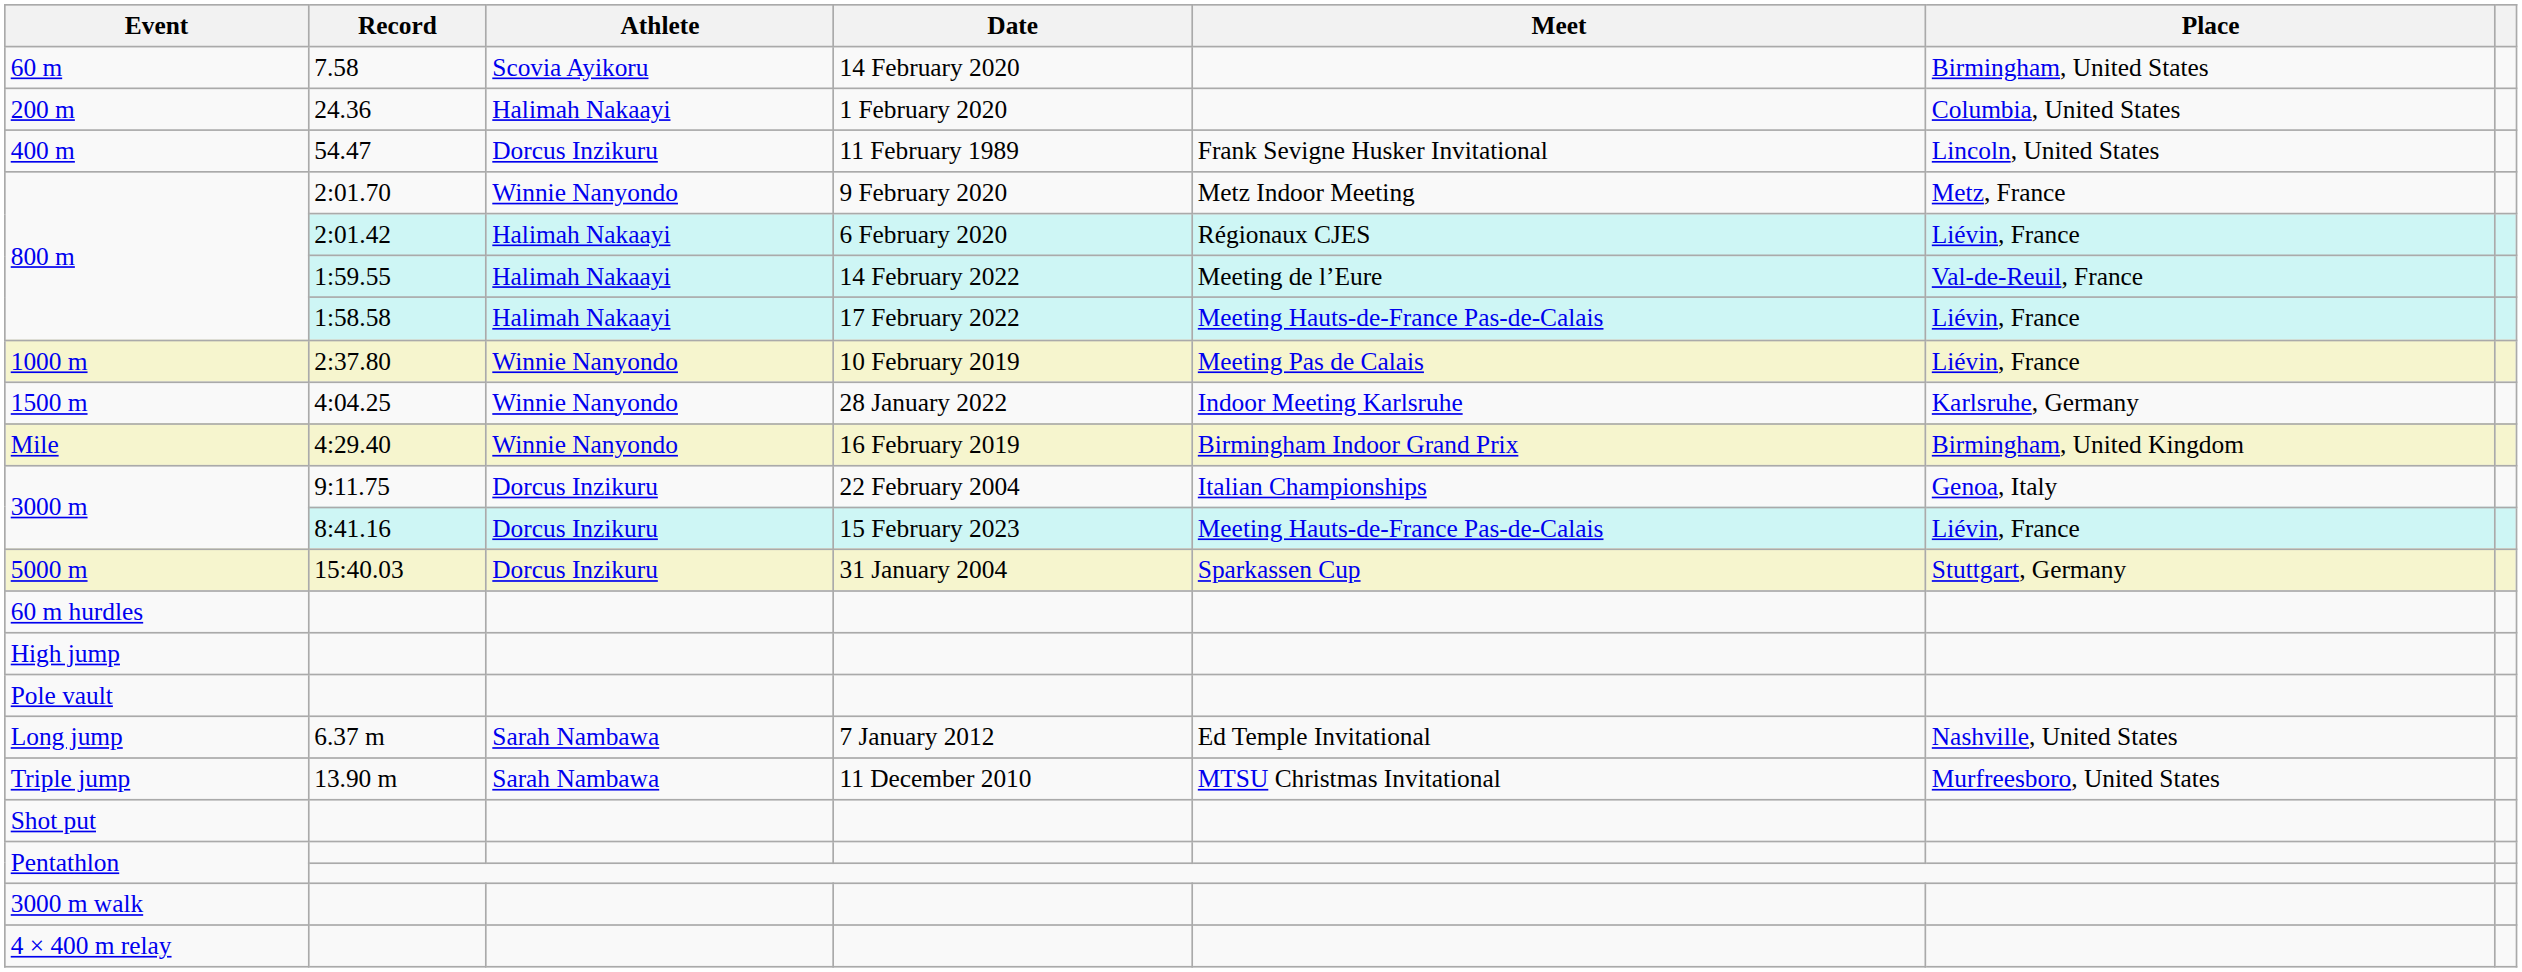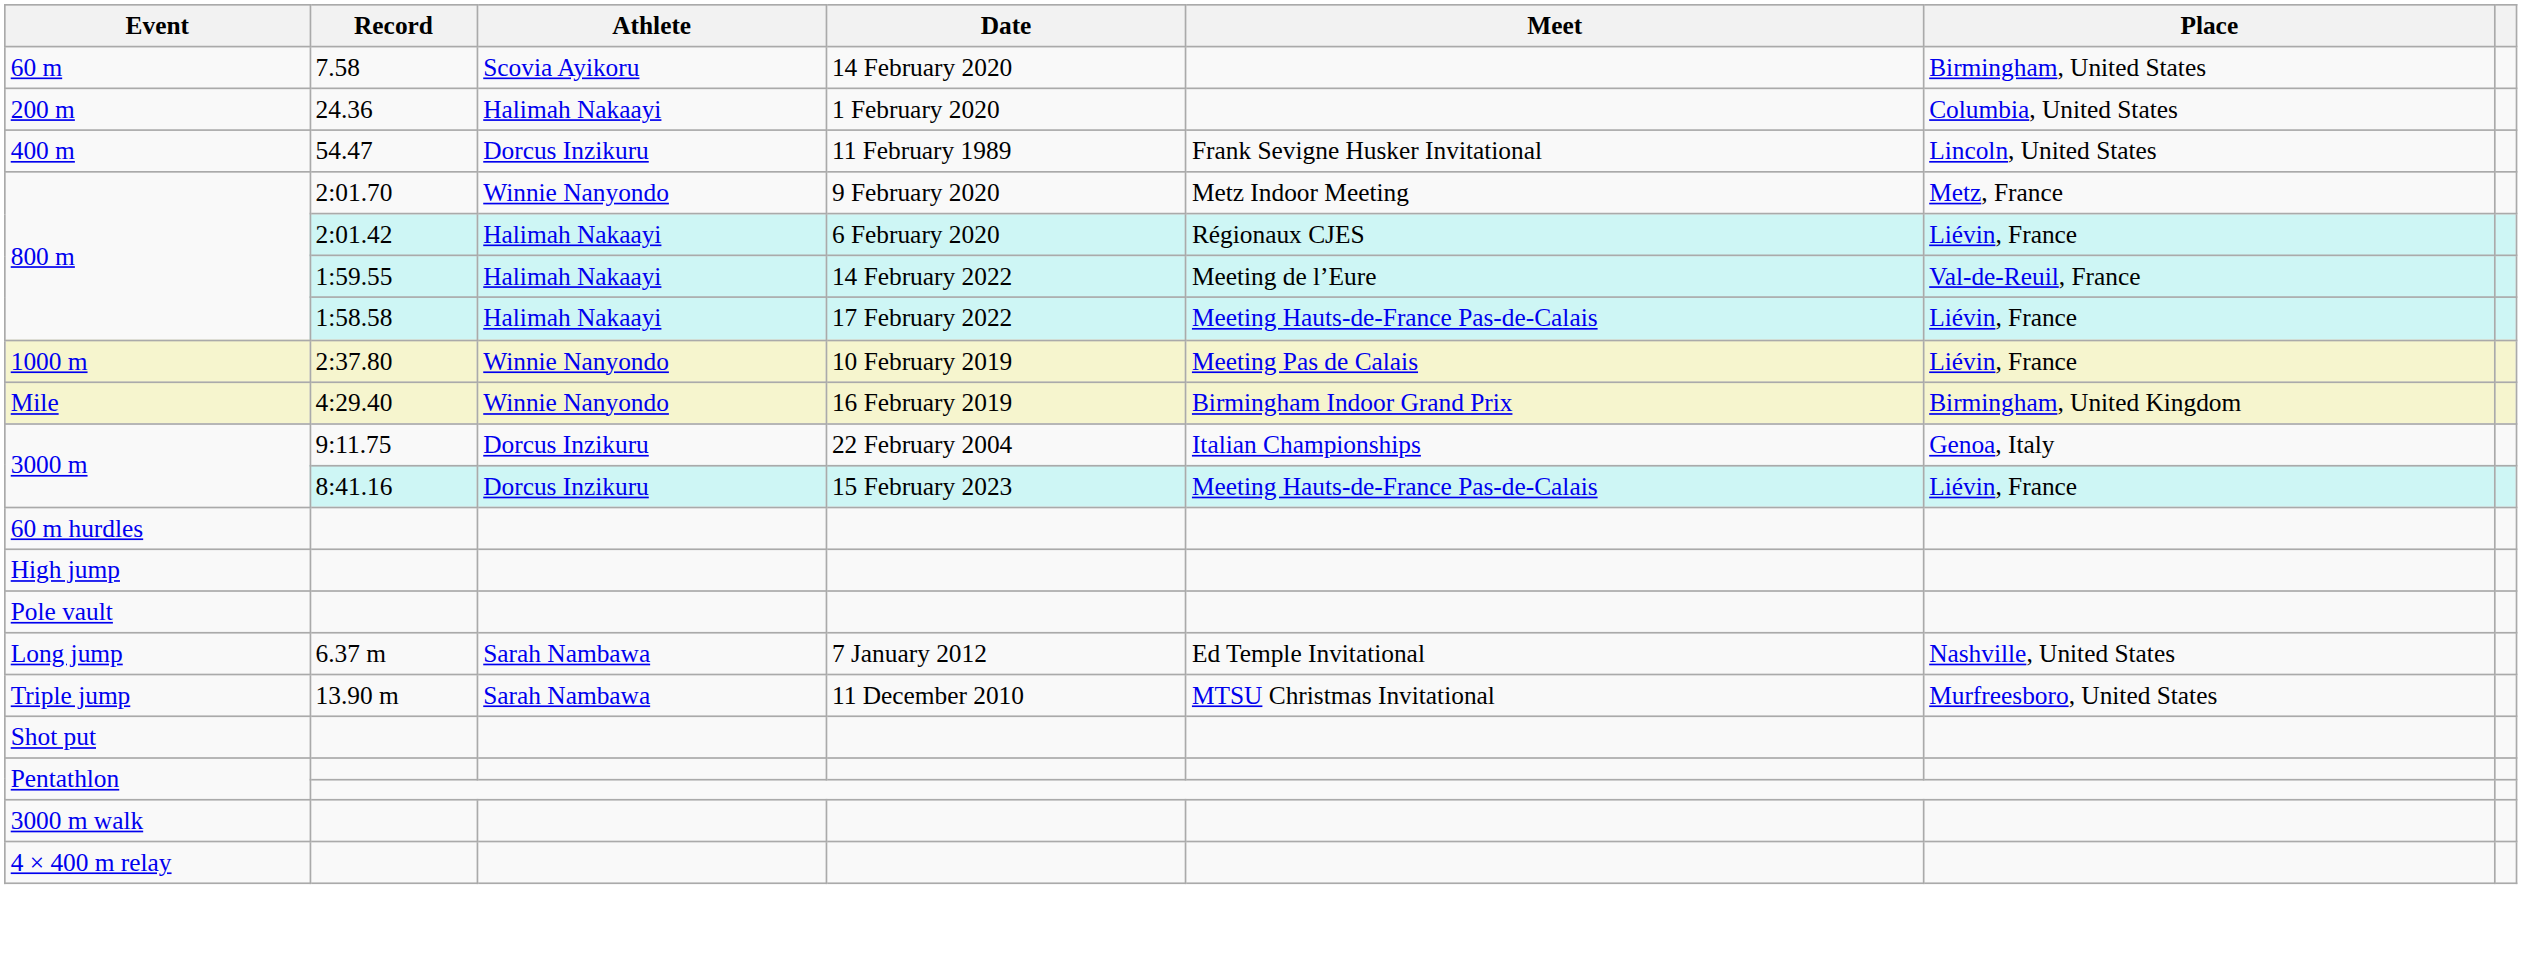- row: (49, 402)
- row: (49, 569)
